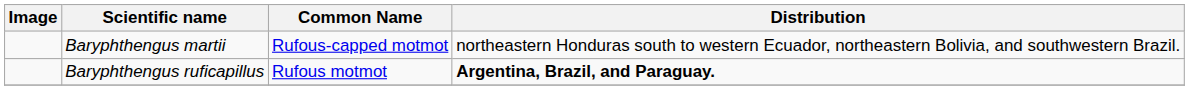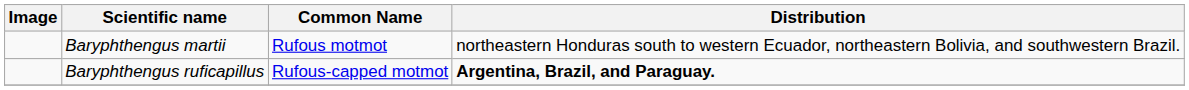(360, 44) Rufous-capped motmot -> (330, 44) Rufous motmot
(330, 71) Rufous motmot -> (360, 71) Rufous-capped motmot
